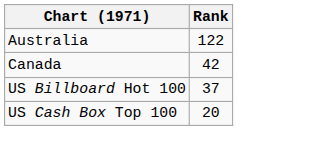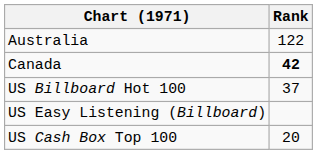(211, 65) normal -> (291, 65) bold
+ row: (137, 113)
